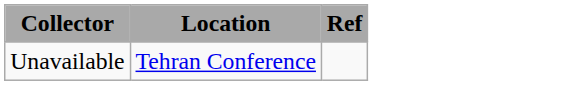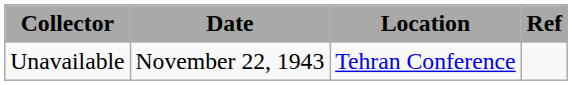+ column: (230, 23)
